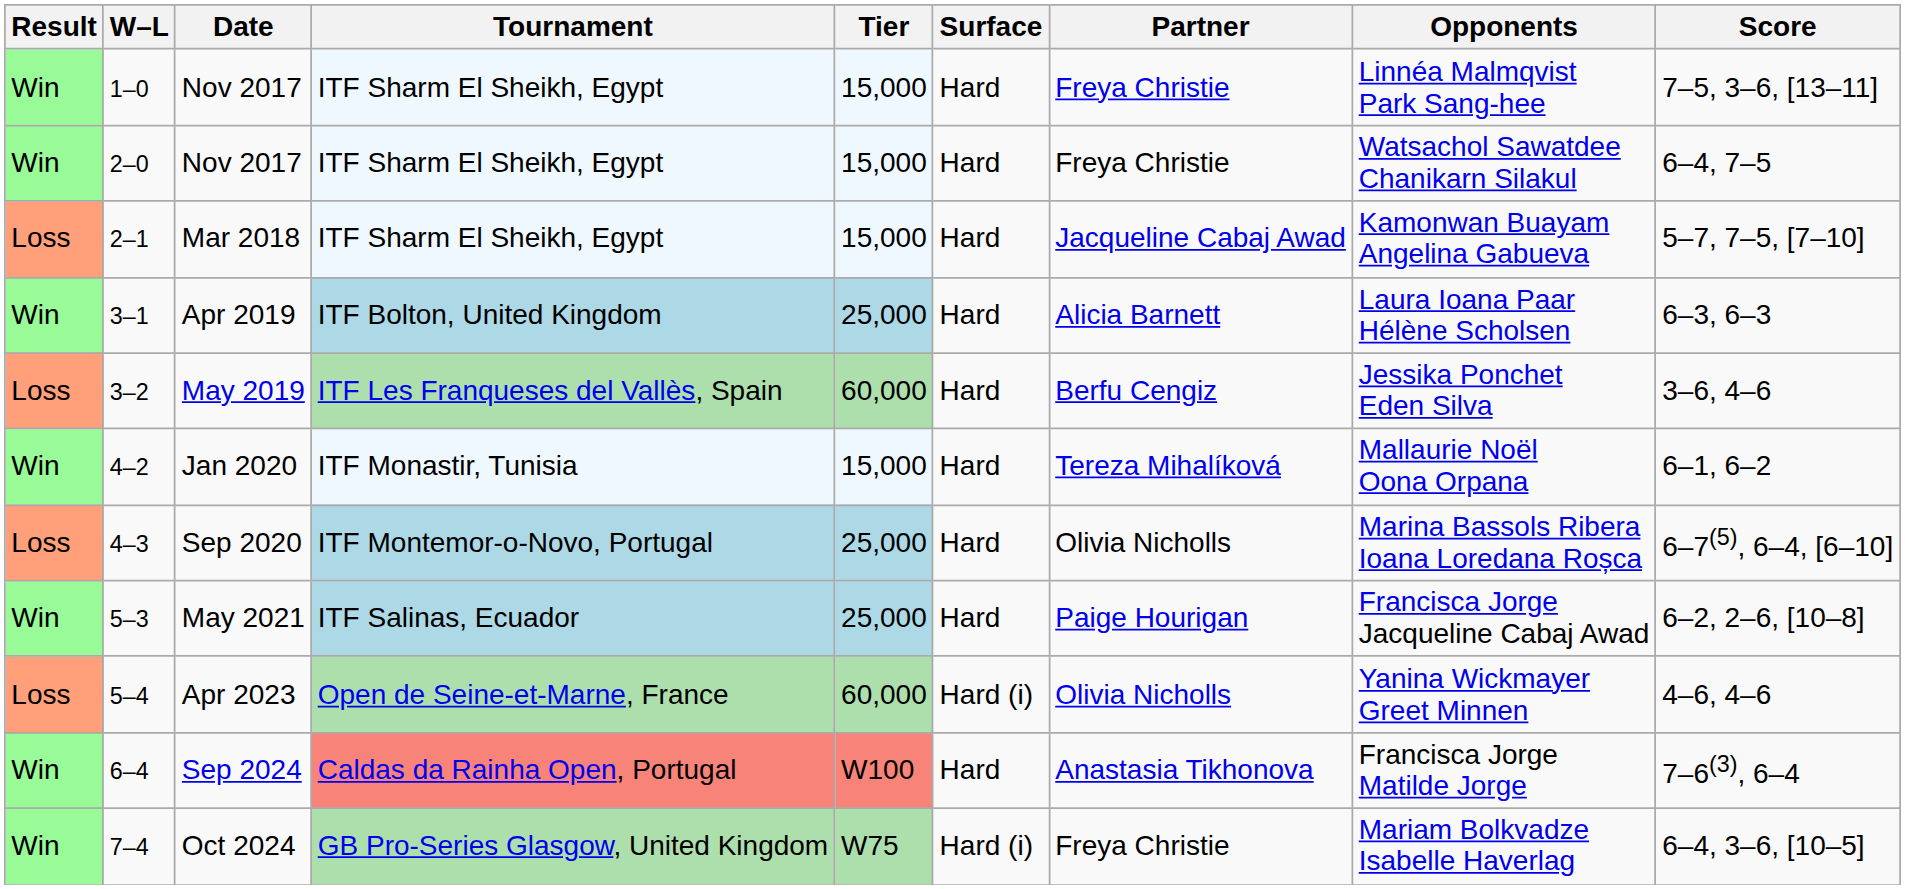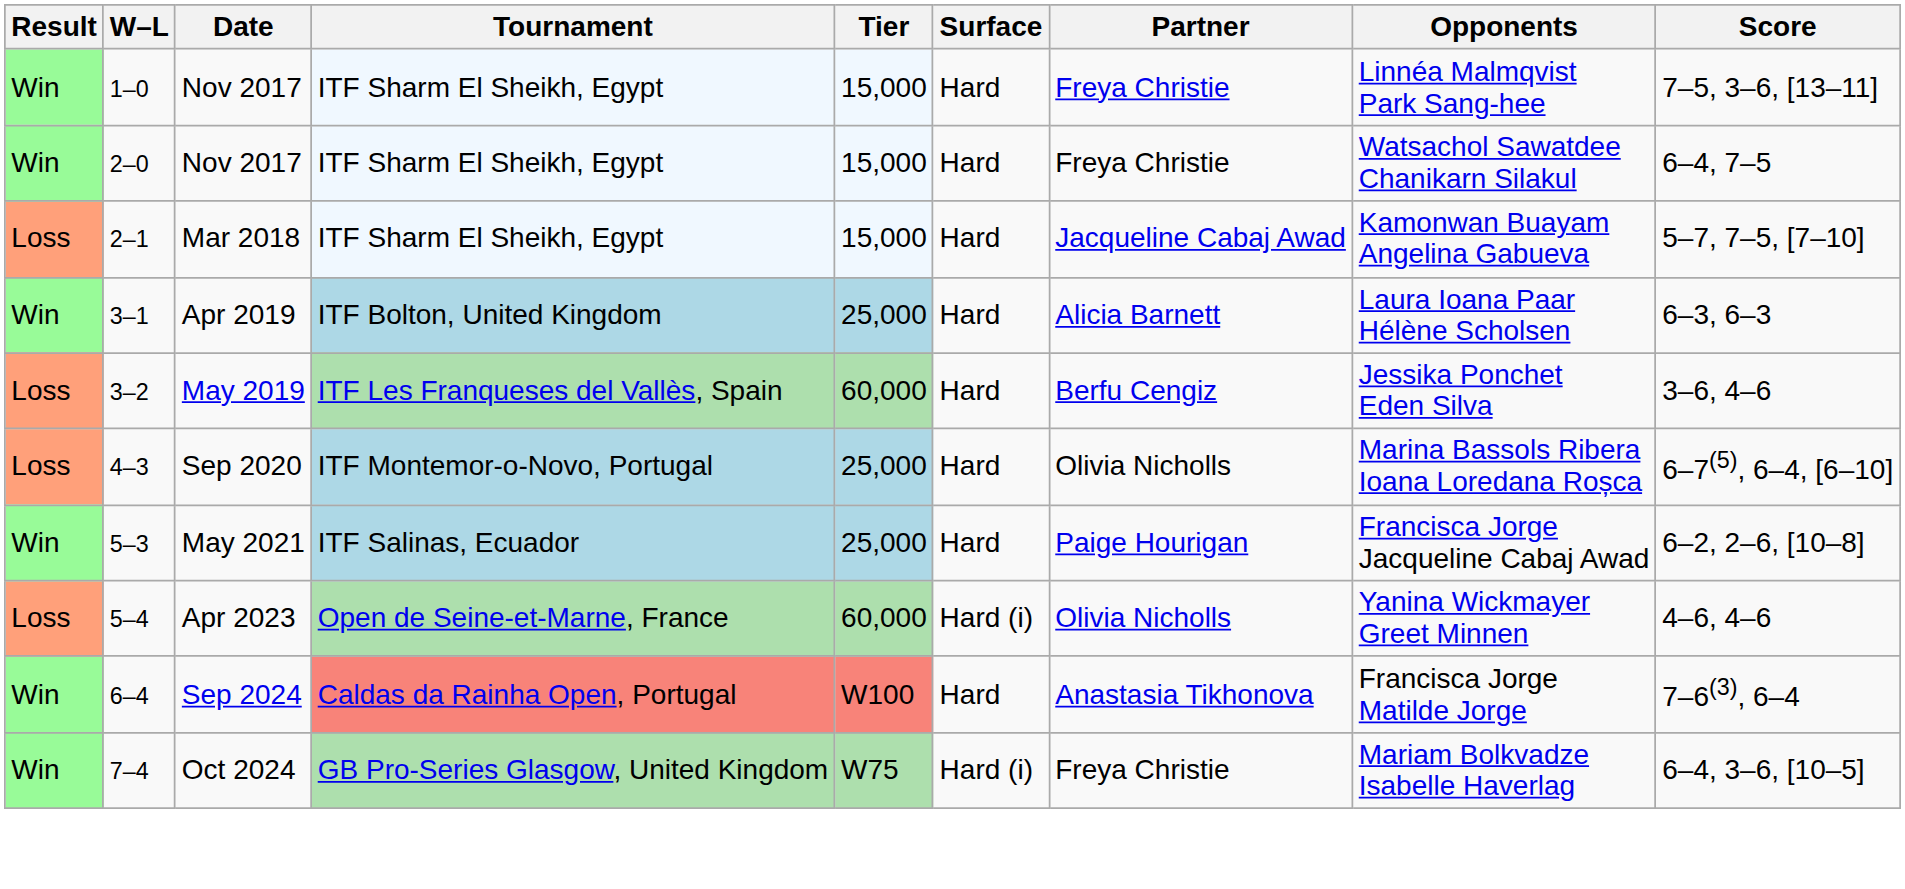- row: (129, 468)
